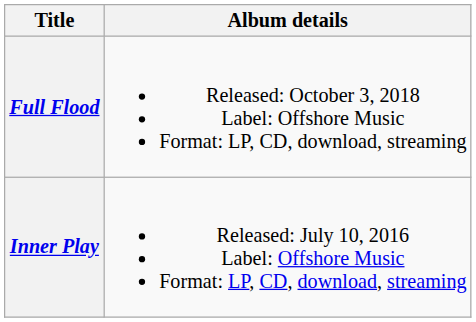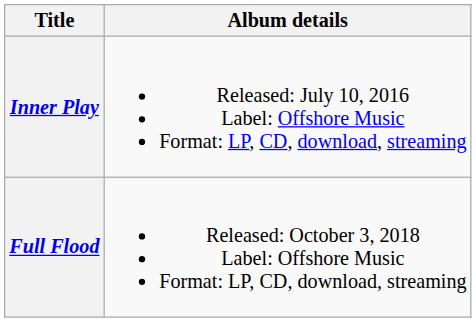rows swapped: (54, 246) <-> (54, 106)
